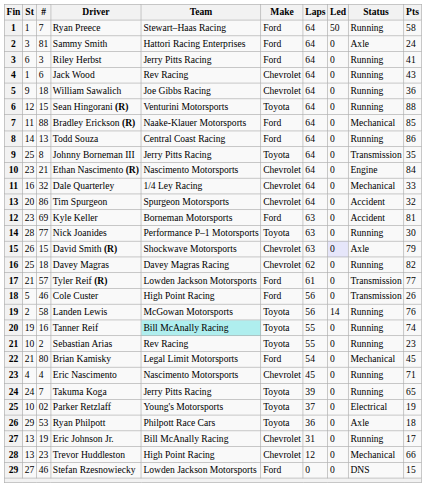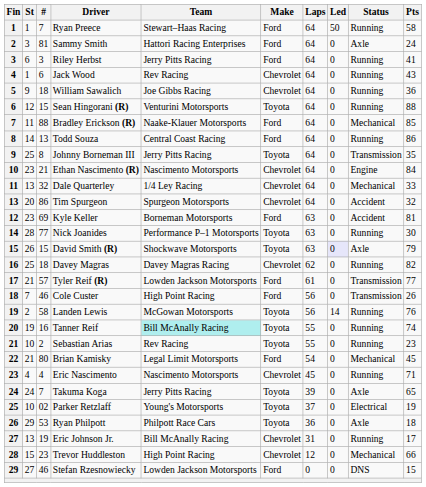(30, 186) 16 -> (30, 186) 13
(282, 249) Chevrolet -> (276, 249) Toyota
(27, 296) 5 -> (27, 296) 7
(367, 391) Running -> (360, 391) Axle
(30, 454) 13 -> (30, 454) 15
